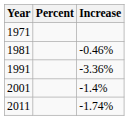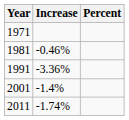columns swapped: (55, 13) <-> (100, 13)
